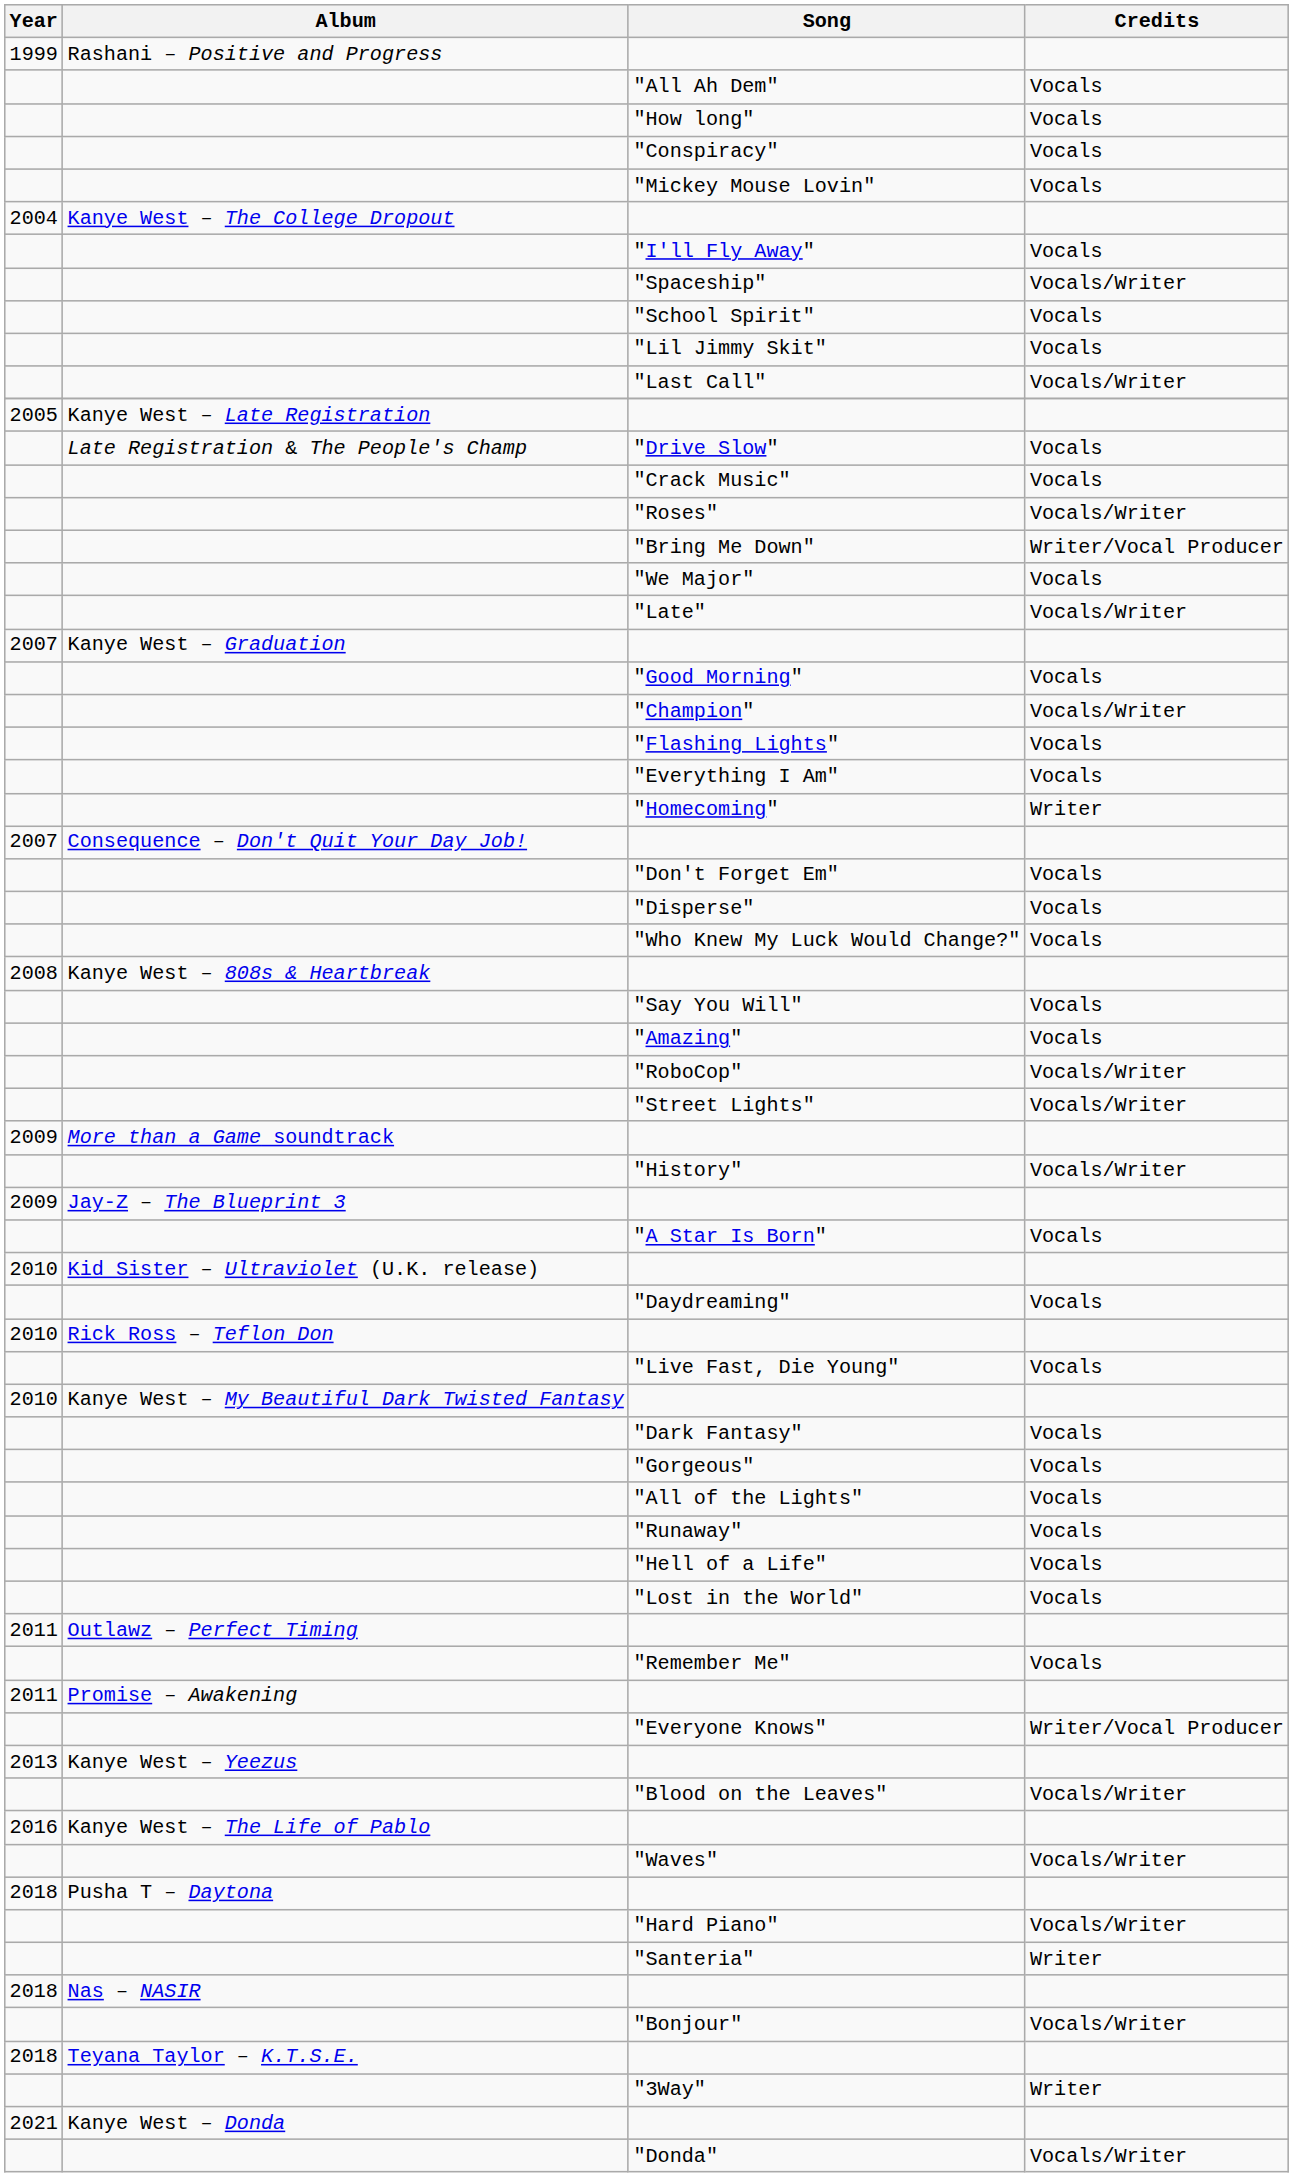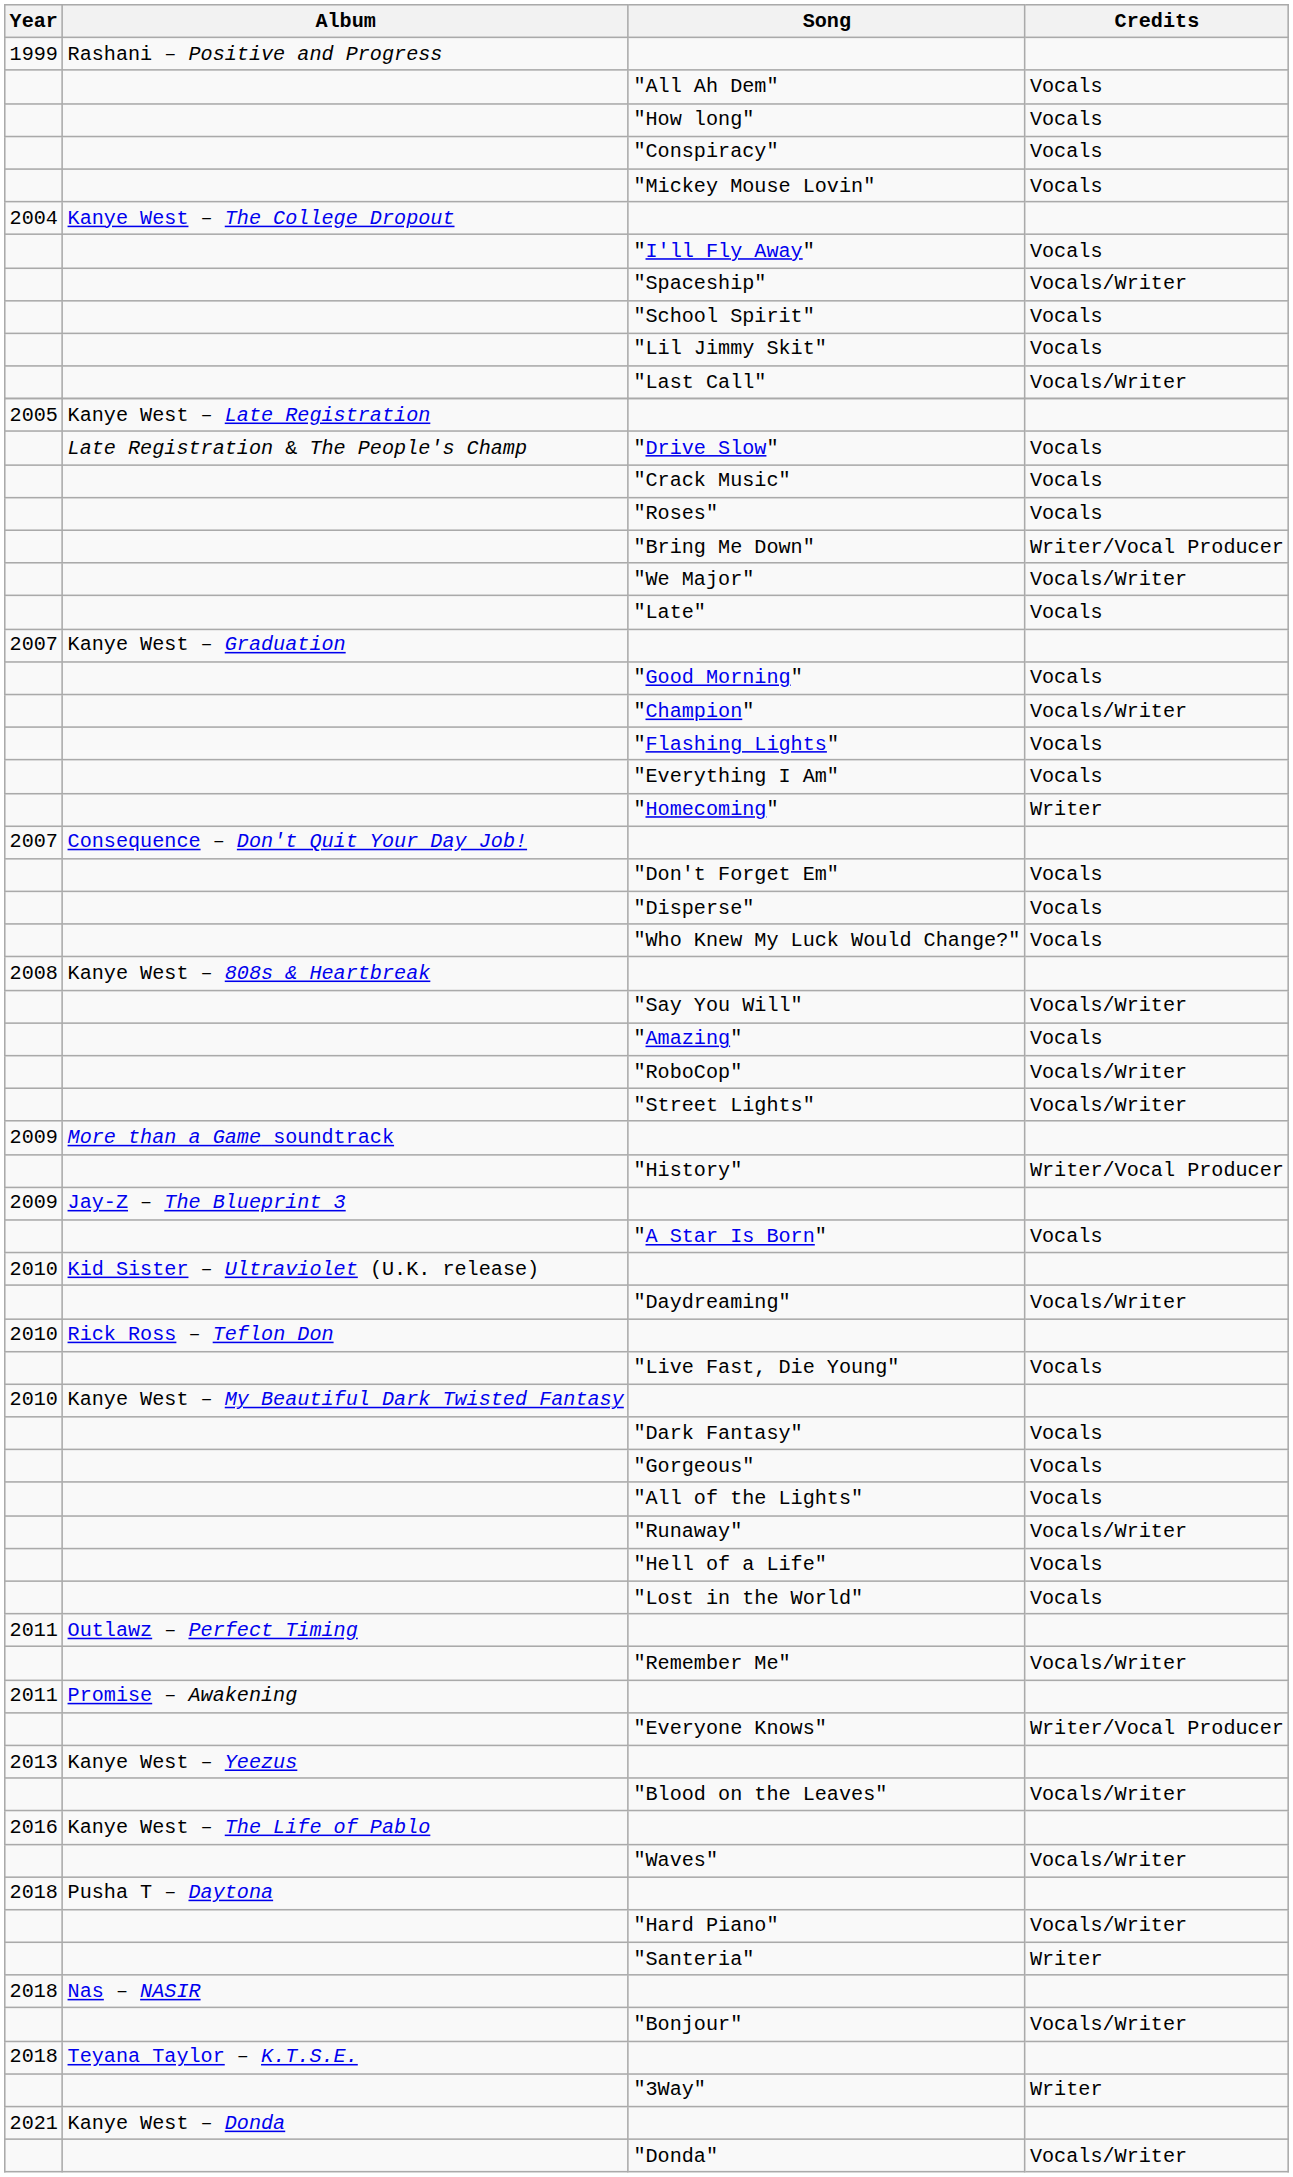(1109, 514) Vocals/Writer -> (1066, 514) Vocals
(1066, 579) Vocals -> (1109, 579) Vocals/Writer
(1109, 612) Vocals/Writer -> (1066, 612) Vocals
(1066, 1006) Vocals -> (1109, 1006) Vocals/Writer
(1109, 1171) Vocals/Writer -> (1157, 1171) Writer/Vocal Producer
(1066, 1302) Vocals -> (1109, 1302) Vocals/Writer
(1066, 1532) Vocals -> (1109, 1532) Vocals/Writer
(1066, 1663) Vocals -> (1109, 1663) Vocals/Writer
